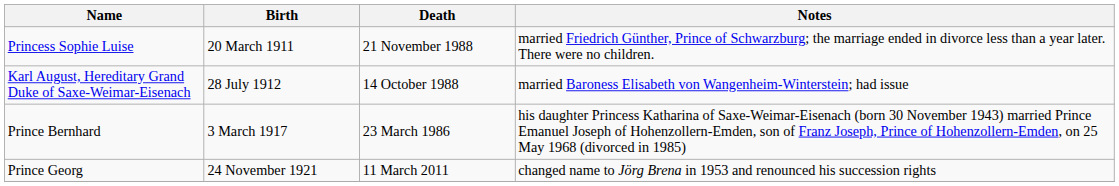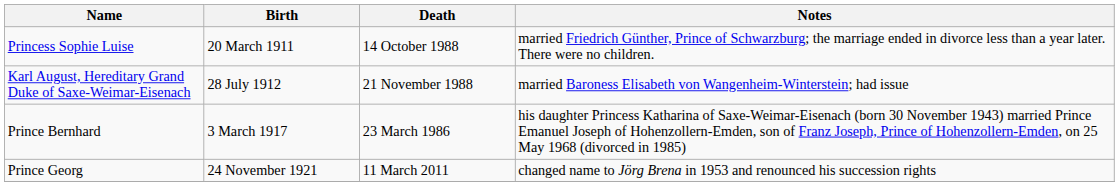(418, 46) 21 November 1988 -> (411, 46) 14 October 1988
(411, 84) 14 October 1988 -> (418, 84) 21 November 1988
